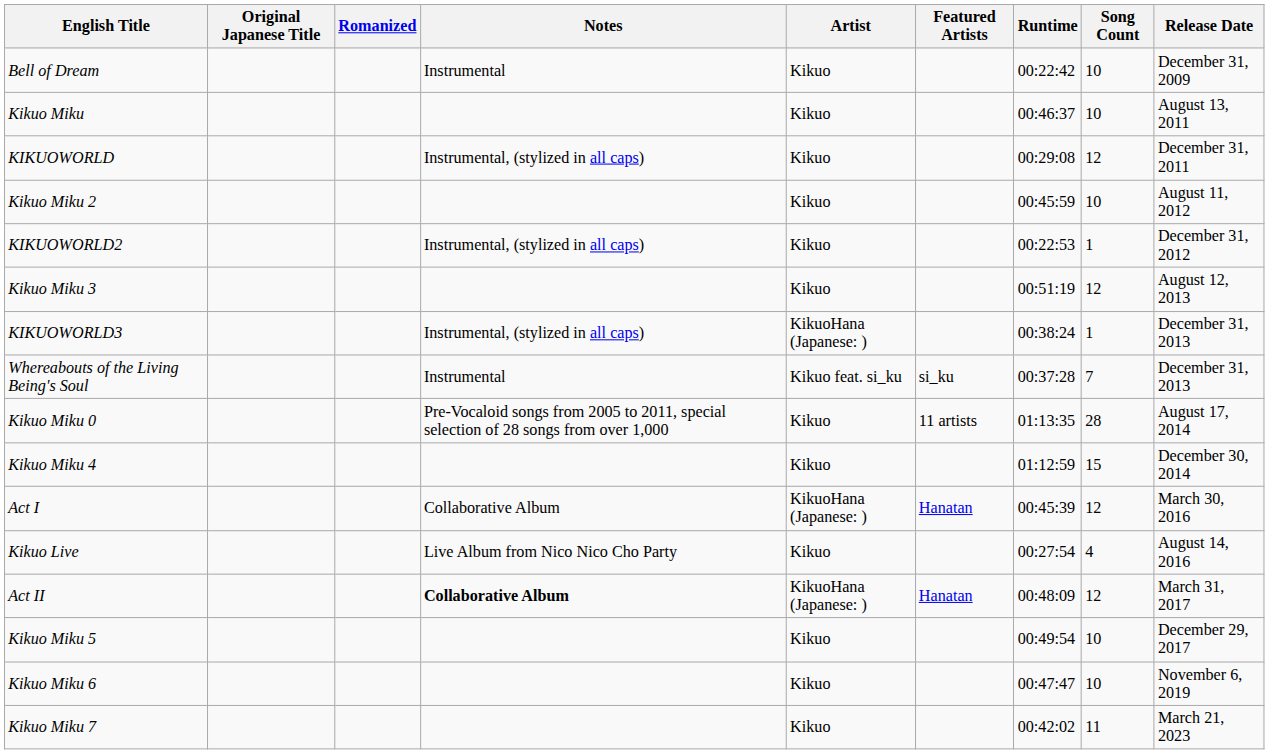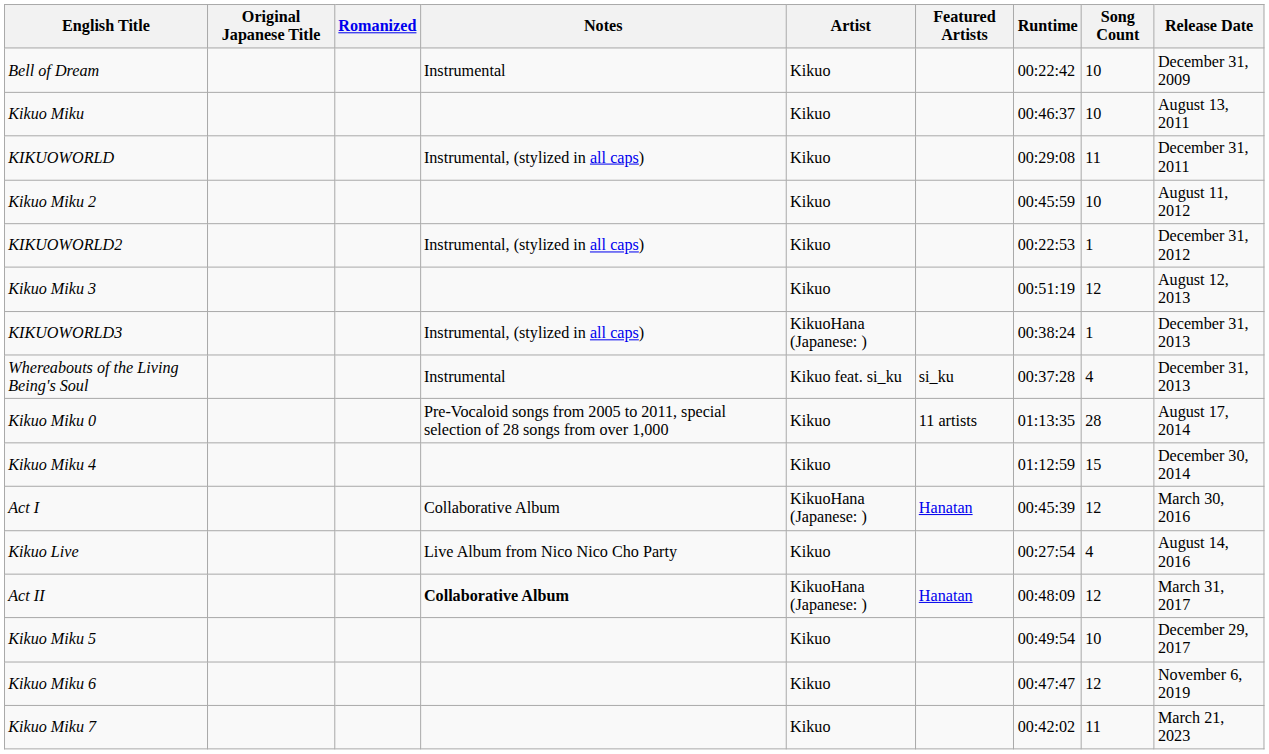(1093, 157) 12 -> (1093, 157) 11
(1089, 376) 7 -> (1089, 376) 4
(1093, 683) 10 -> (1093, 683) 12
